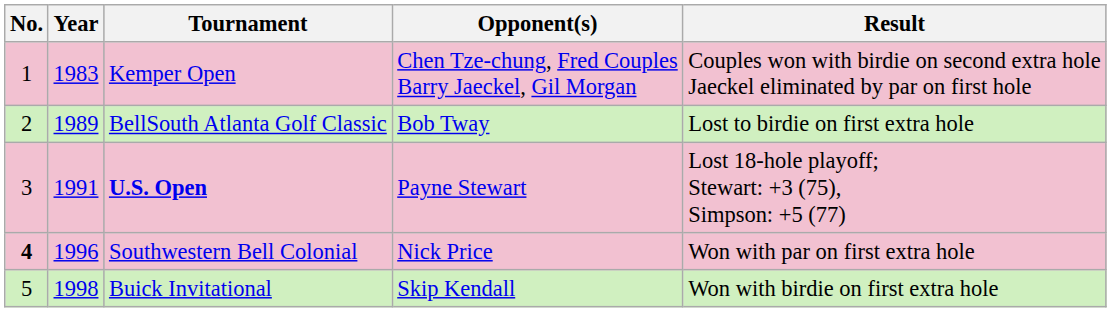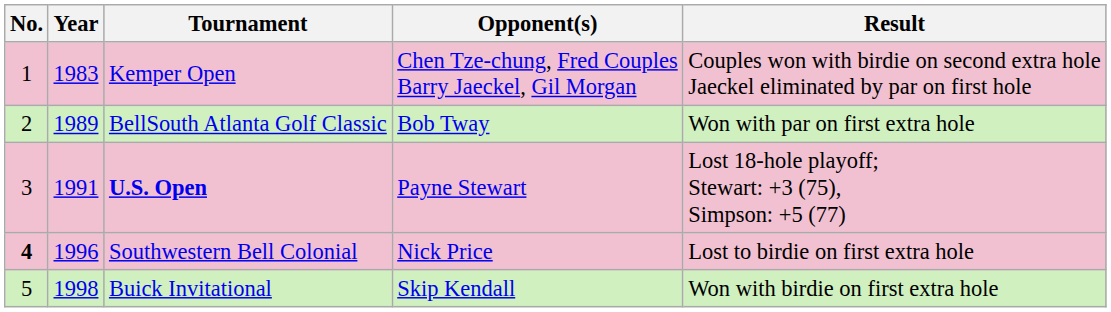(831, 124) Lost to birdie on first extra hole -> (831, 124) Won with par on first extra hole
(831, 251) Won with par on first extra hole -> (831, 251) Lost to birdie on first extra hole
